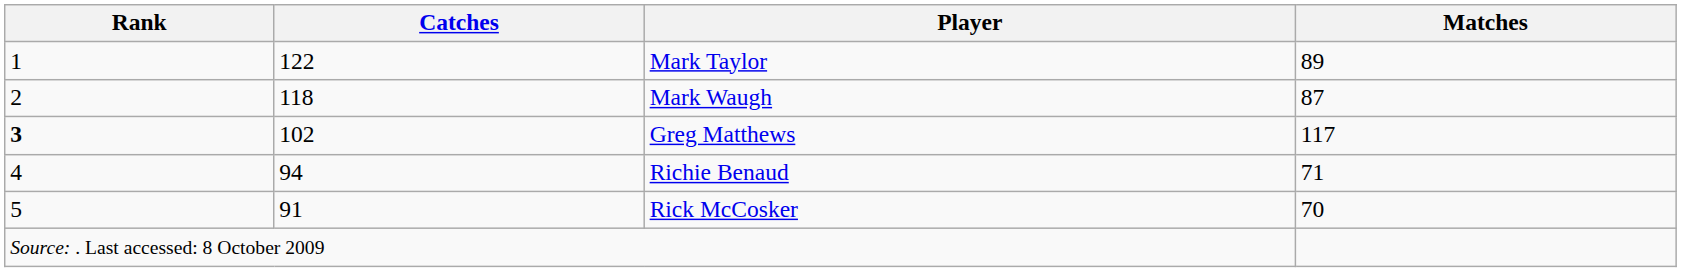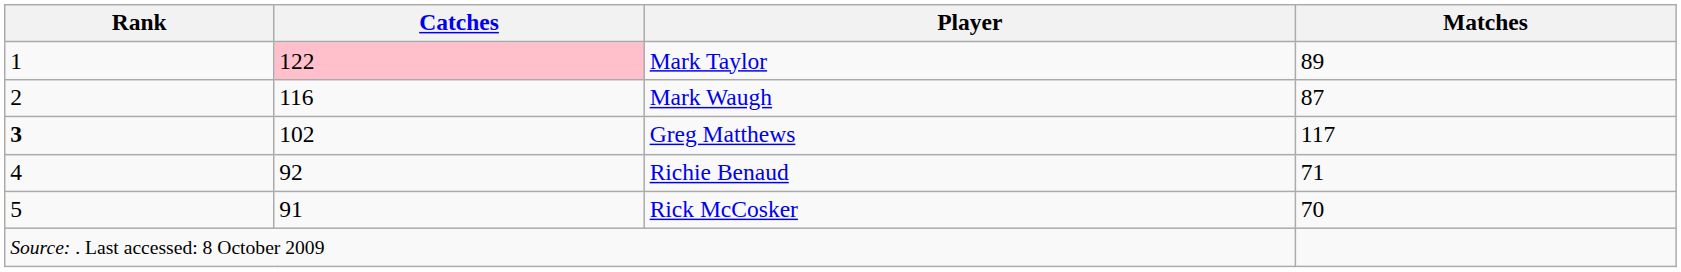(297, 60) no background -> (297, 60) pink background
(296, 97) 118 -> (296, 97) 116
(291, 172) 94 -> (291, 172) 92
